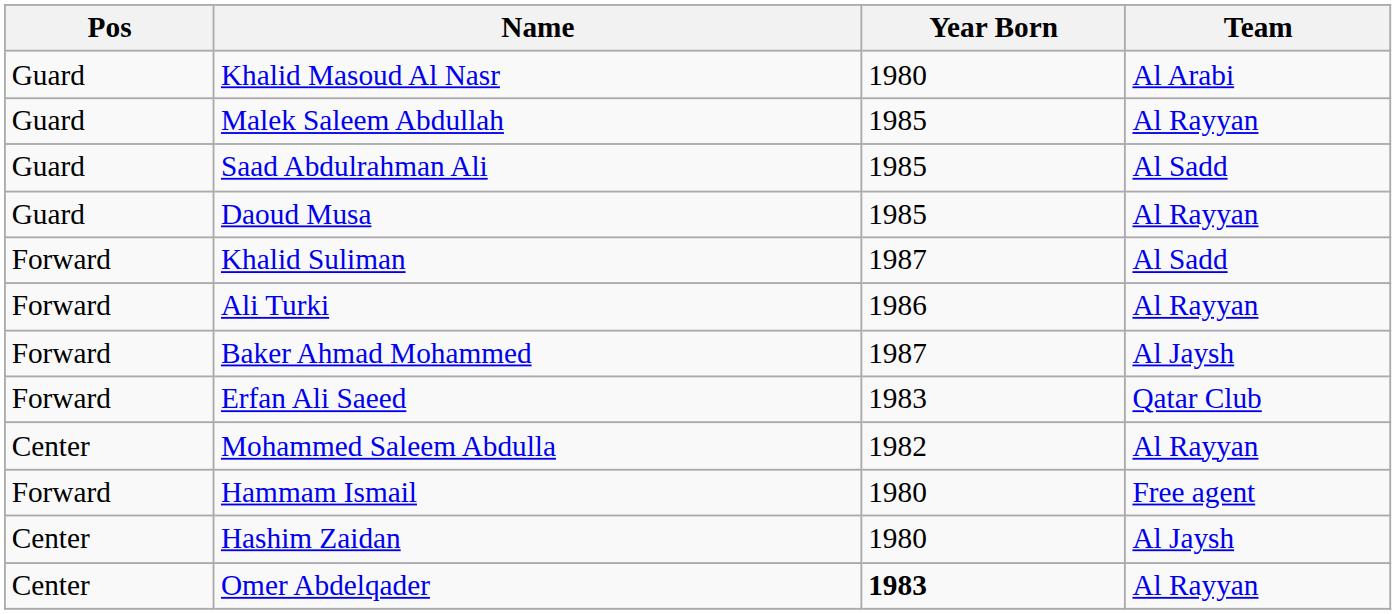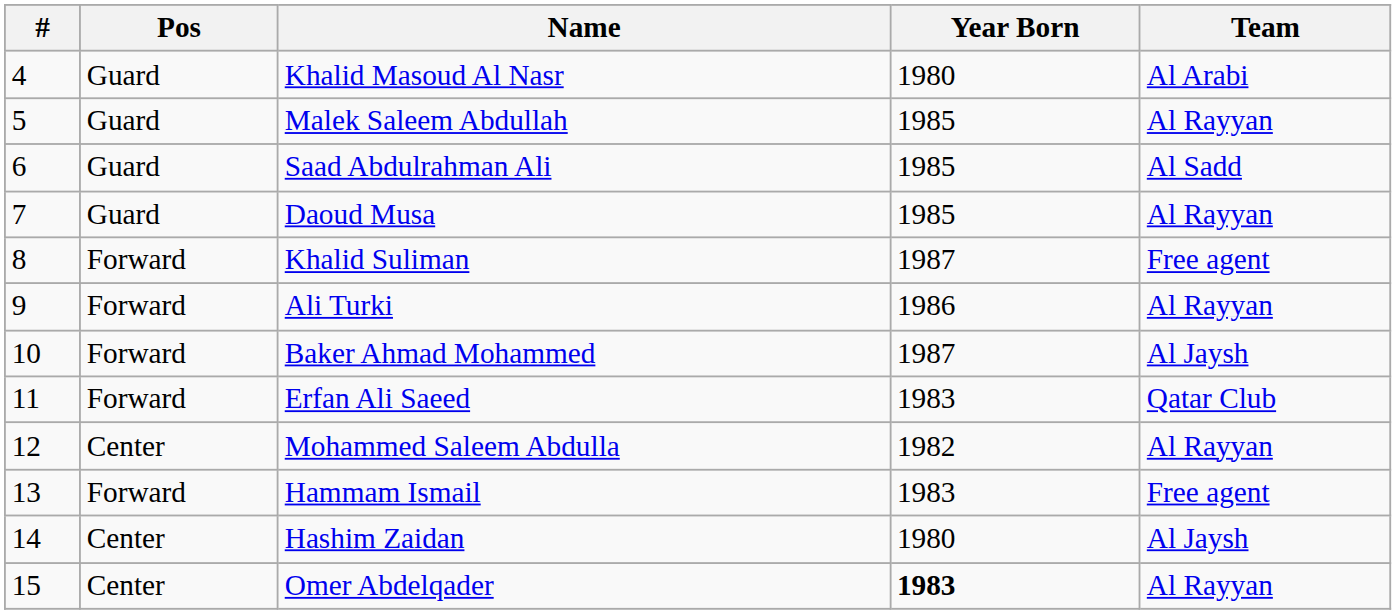+ column: (42, 27)
(1180, 259) Al Sadd -> (1208, 259) Free agent
(897, 492) 1980 -> (926, 492) 1983
